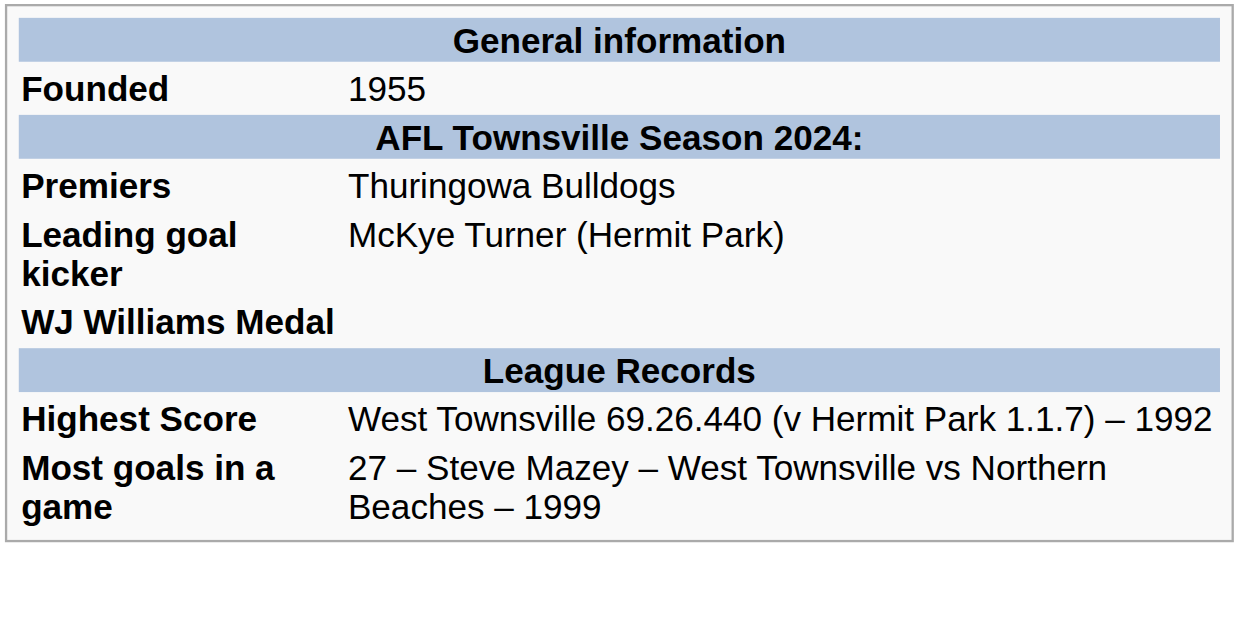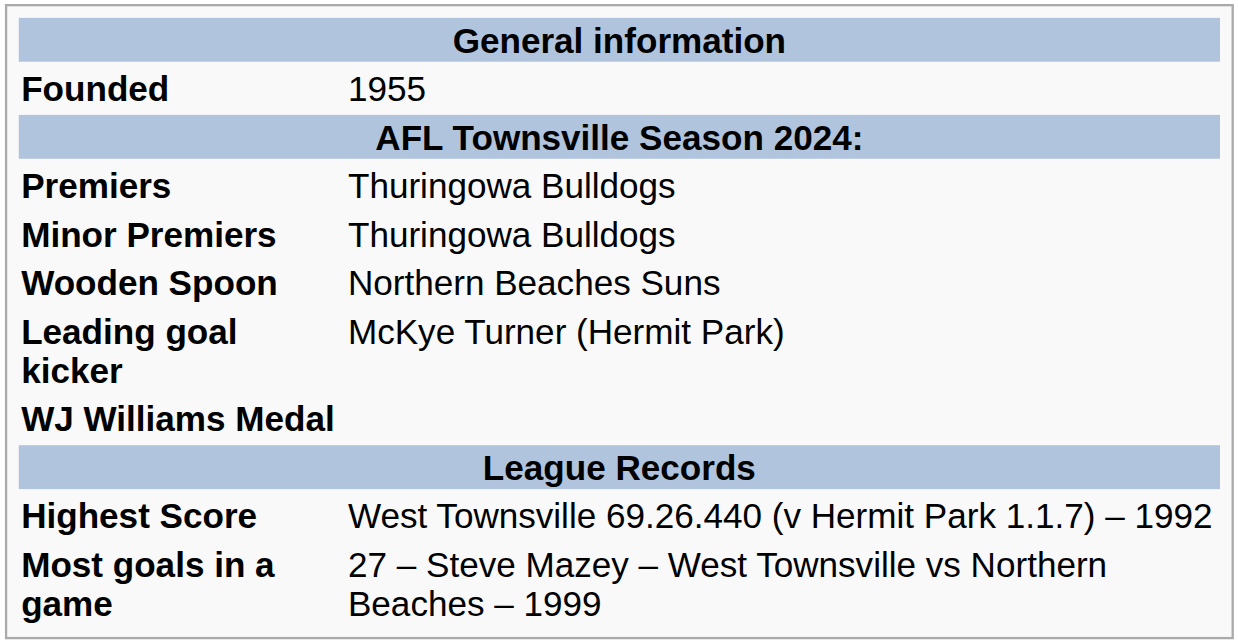+ row: (149, 234)
+ row: (149, 282)
